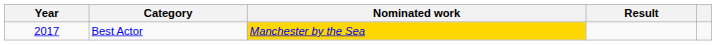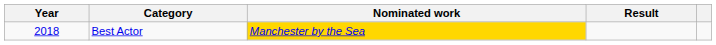(47, 31) 2017 -> (47, 31) 2018
